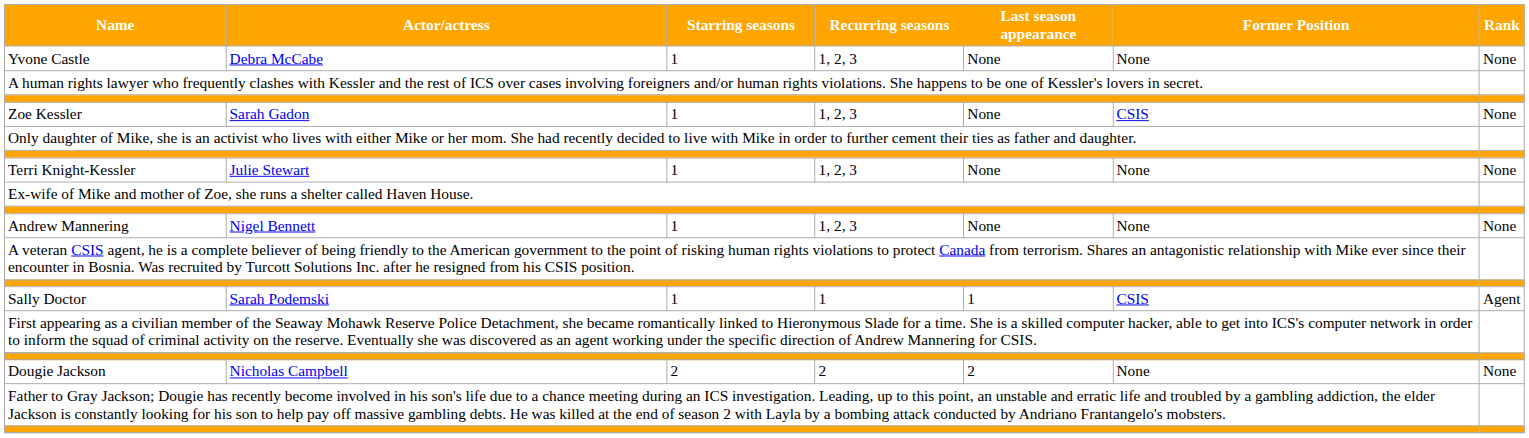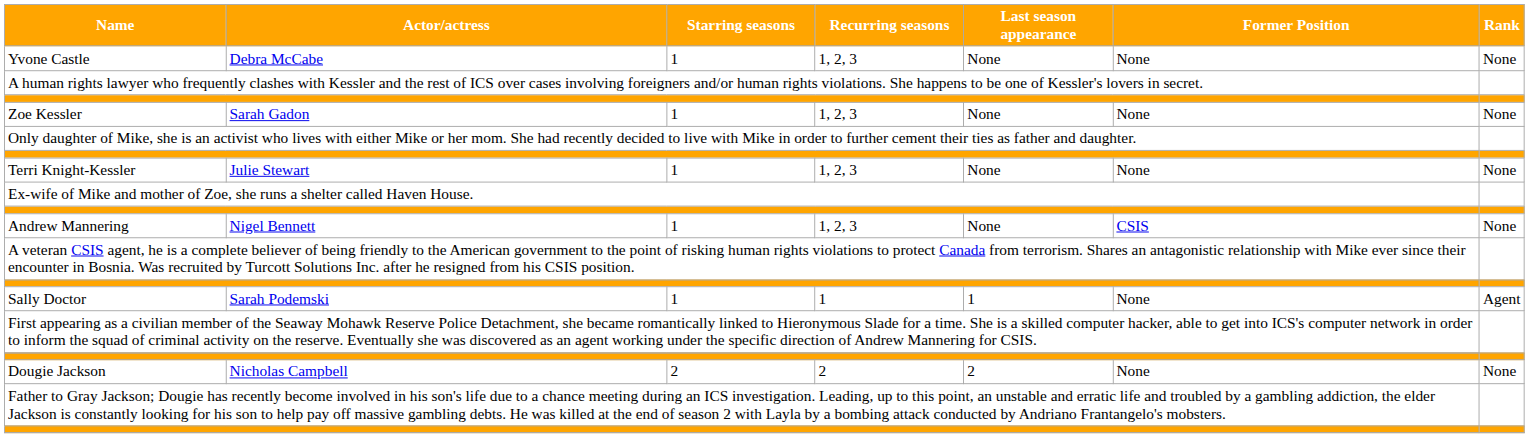(1133, 114) CSIS -> (1133, 114) None
(1133, 225) None -> (1133, 225) CSIS
(1133, 298) CSIS -> (1133, 298) None
